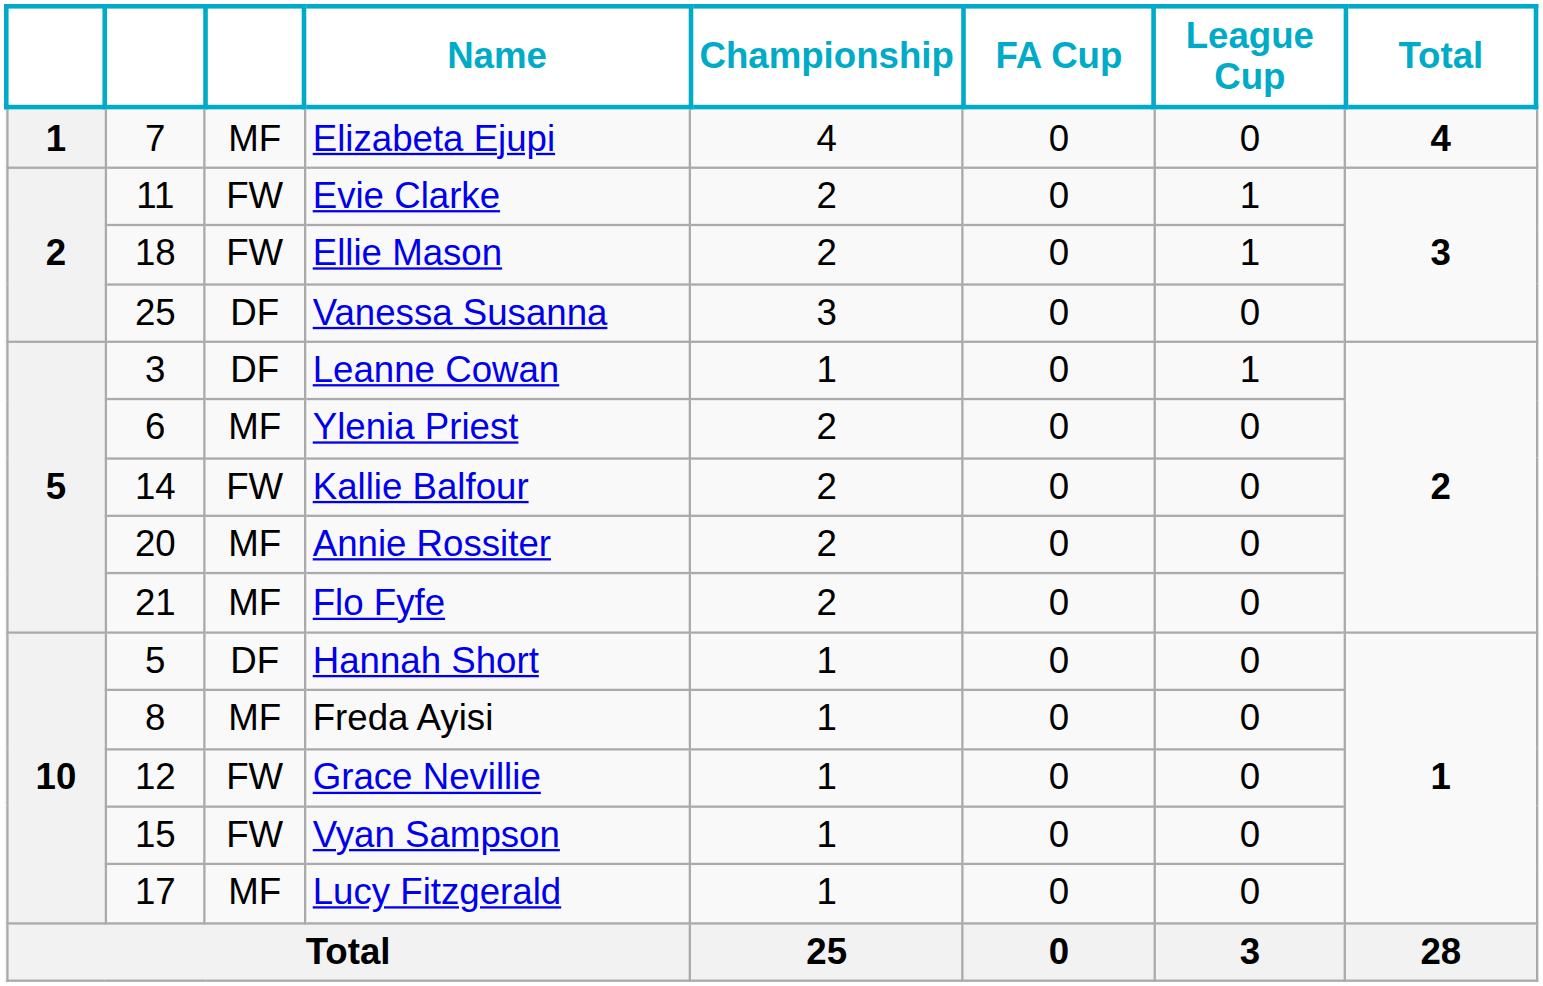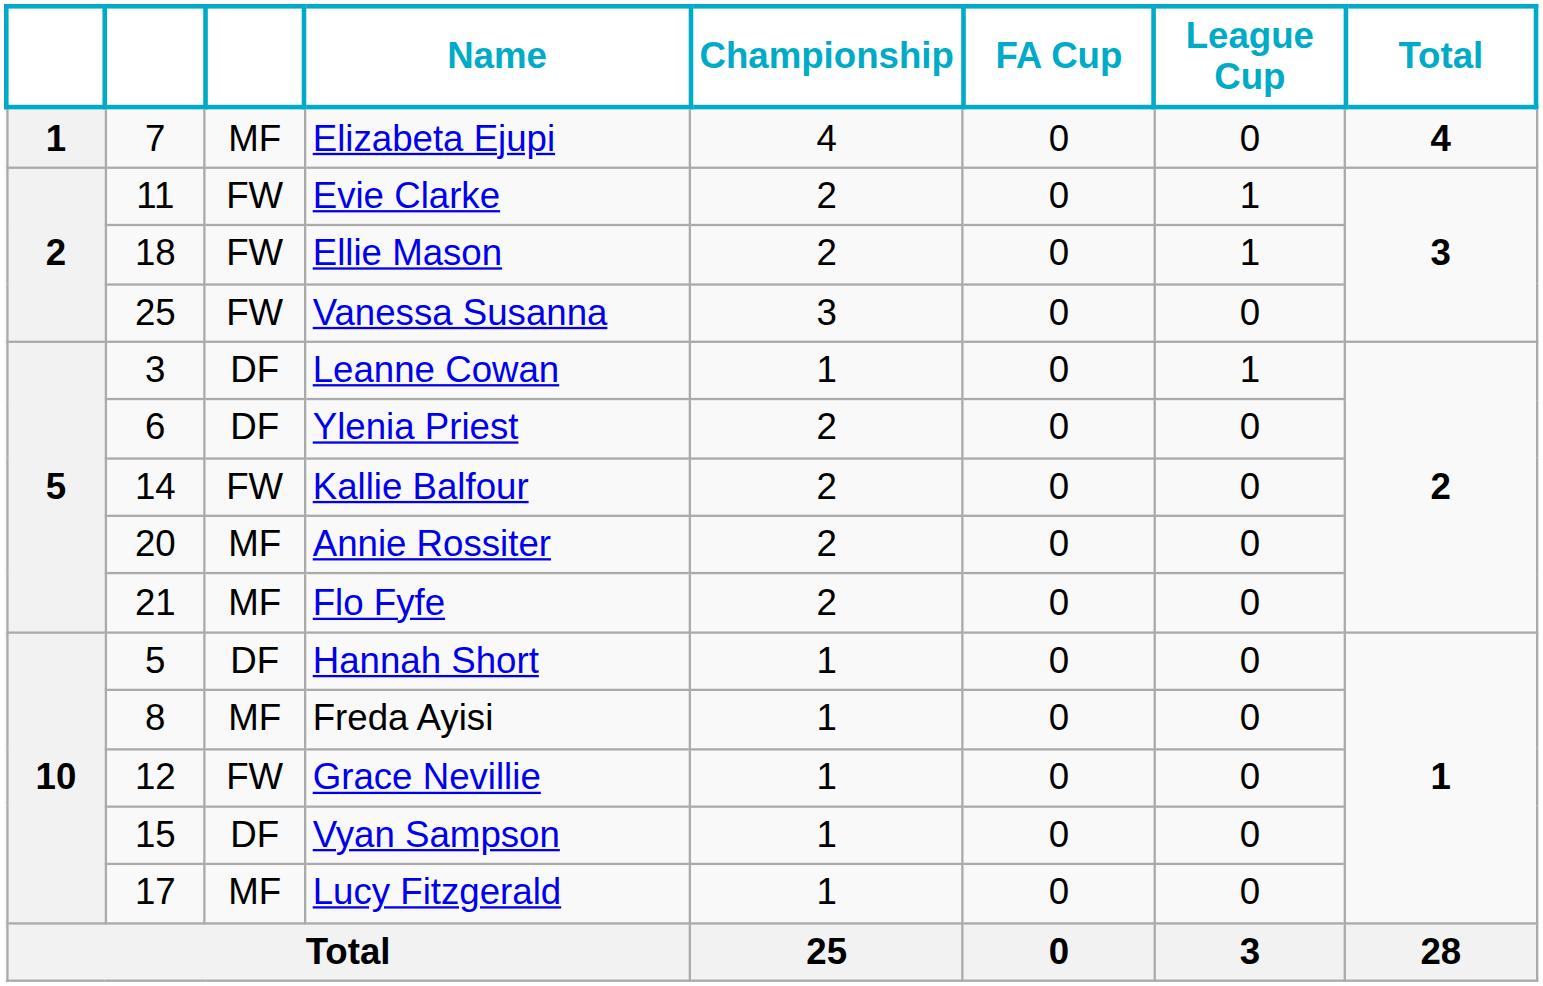(255, 311) DF -> (255, 311) FW
(255, 428) MF -> (255, 428) DF
(255, 834) FW -> (255, 834) DF
